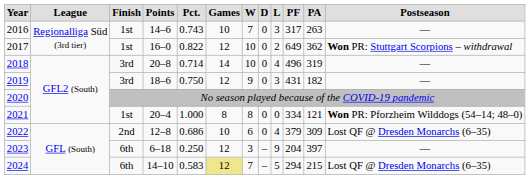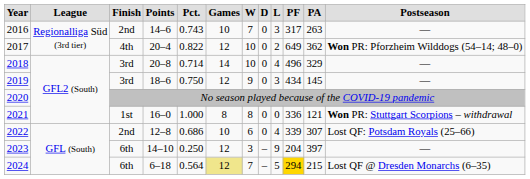(127, 30) 1st -> (127, 30) 2nd
(127, 47) 1st -> (127, 47) 4th
(160, 47) 16–0 -> (160, 47) 20–4
(420, 47) Won PR: Stuttgart Scorpions – withdrawal -> (425, 47) Won PR: Pforzheim Wilddogs (54–14; 48–0)
(314, 64) 319 -> (314, 64) 329
(293, 81) 431 -> (293, 81) 434
(314, 81) 182 -> (314, 81) 145
(160, 115) 20–4 -> (160, 115) 16–0
(293, 115) 334 -> (293, 115) 336
(425, 115) Won PR: Pforzheim Wilddogs (54–14; 48–0) -> (420, 115) Won PR: Stuttgart Scorpions – withdrawal
(293, 132) 379 -> (293, 132) 339
(314, 132) 309 -> (314, 132) 307
(409, 132) Lost QF @ Dresden Monarchs (6–35) -> (401, 132) Lost QF: Potsdam Royals (25–66)
(160, 149) 6–18 -> (160, 149) 14–10
(160, 166) 14–10 -> (160, 166) 6–18
(191, 166) 0.583 -> (191, 166) 0.564
(293, 166) no background -> (293, 166) gold background
